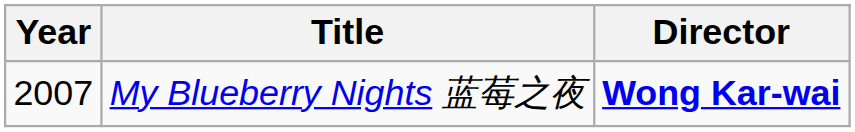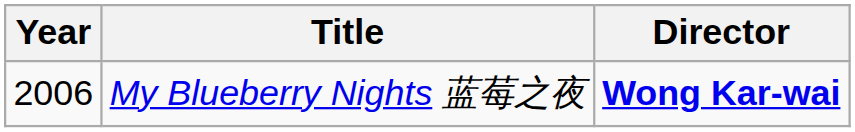(53, 93) 2007 -> (53, 93) 2006
